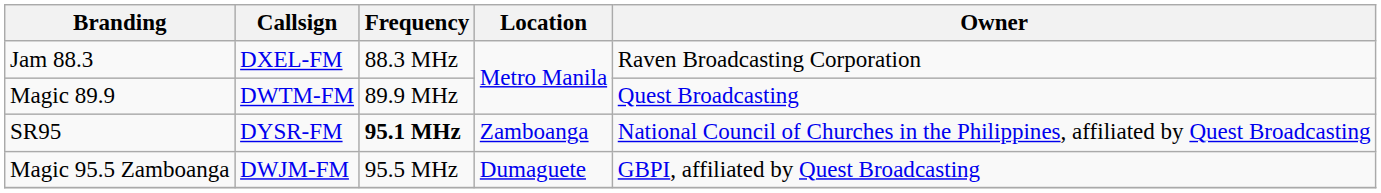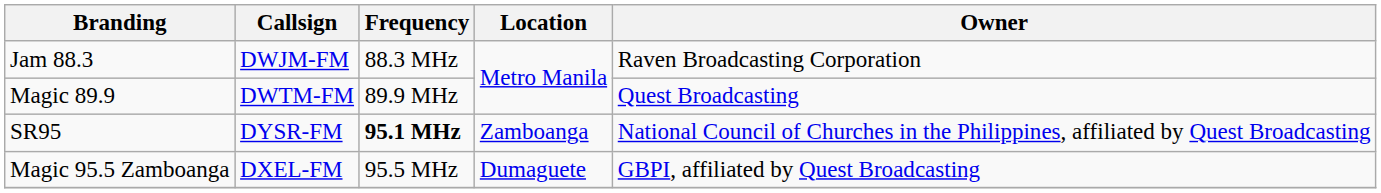(291, 59) DXEL-FM -> (295, 59) DWJM-FM
(295, 168) DWJM-FM -> (291, 168) DXEL-FM
